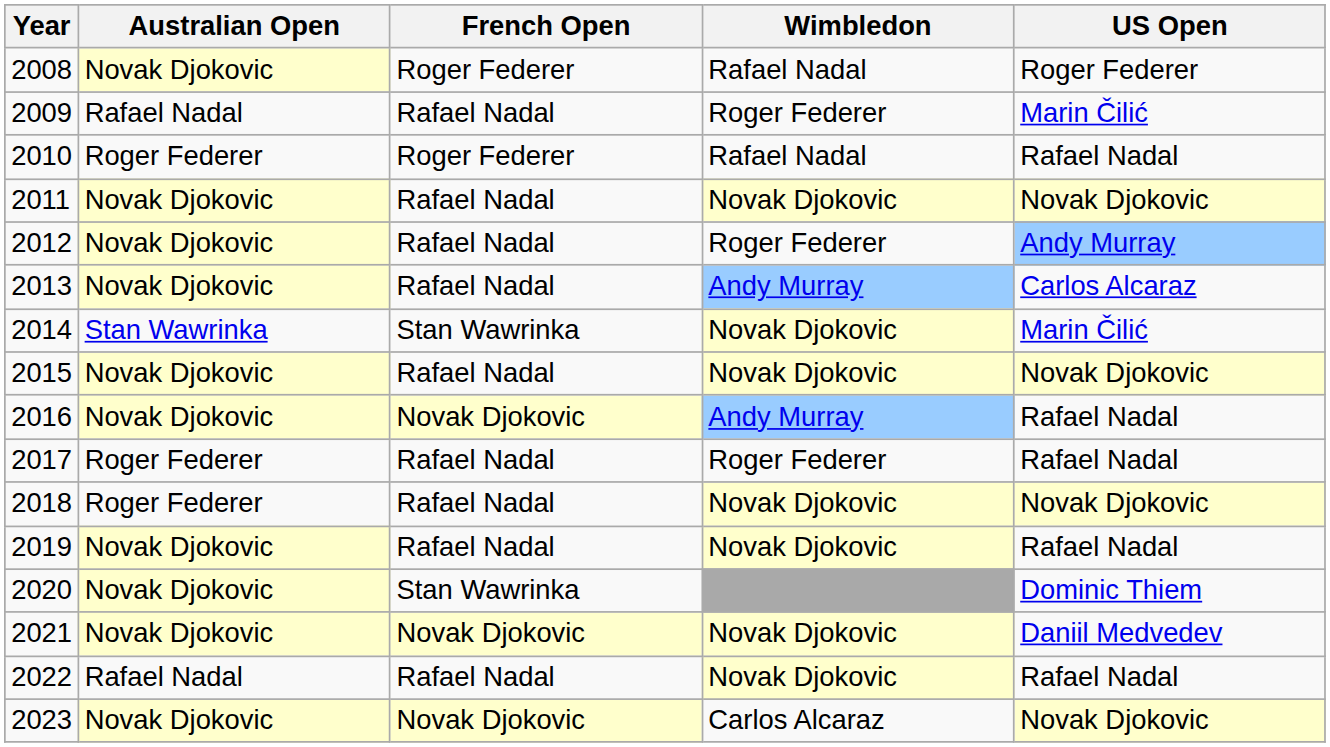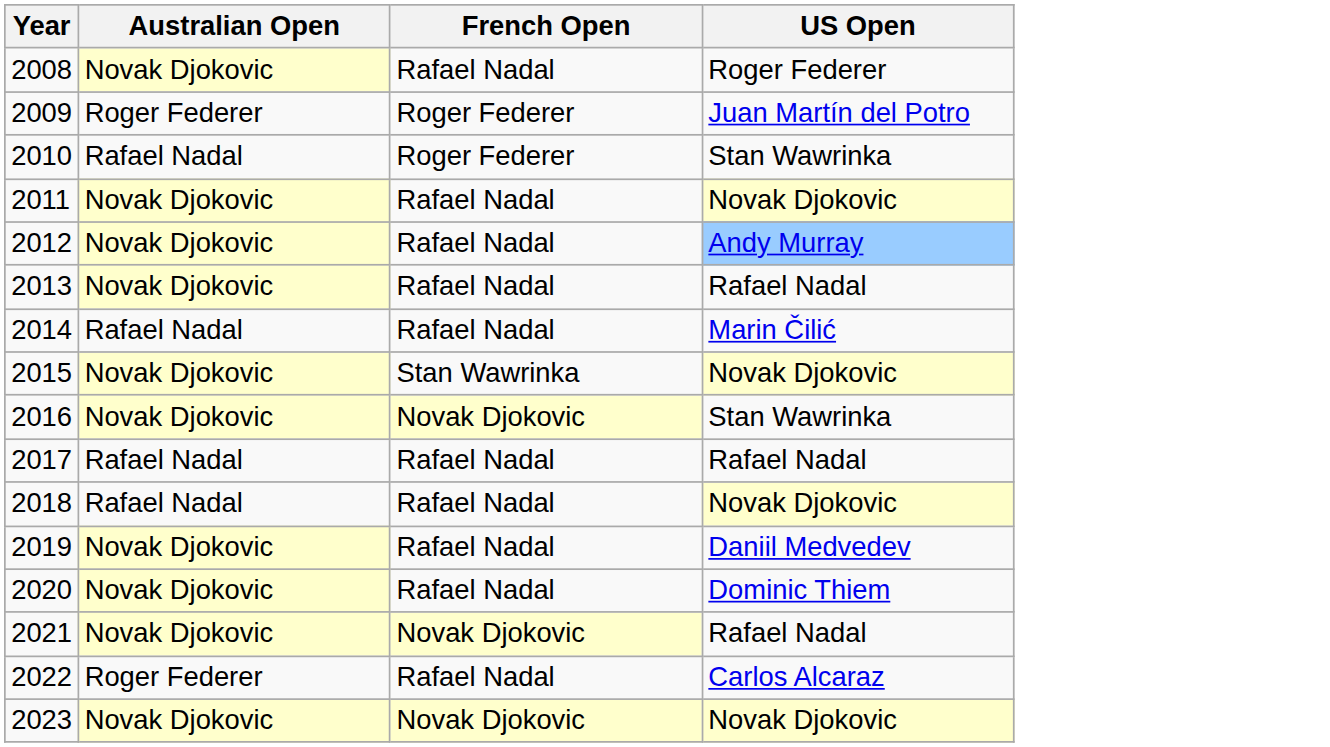- column: (858, 26)
(485, 69) Roger Federer -> (476, 69) Rafael Nadal
(164, 112) Rafael Nadal -> (174, 112) Roger Federer
(476, 112) Rafael Nadal -> (485, 112) Roger Federer
(1084, 112) Marin Čilić -> (839, 112) Juan Martín del Potro
(174, 156) Roger Federer -> (164, 156) Rafael Nadal
(1099, 156) Rafael Nadal -> (800, 156) Stan Wawrinka
(1108, 286) Carlos Alcaraz -> (787, 286) Rafael Nadal
(176, 329) Stan Wawrinka -> (164, 329) Rafael Nadal
(488, 329) Stan Wawrinka -> (476, 329) Rafael Nadal
(476, 373) Rafael Nadal -> (488, 373) Stan Wawrinka
(1099, 416) Rafael Nadal -> (800, 416) Stan Wawrinka
(174, 460) Roger Federer -> (164, 460) Rafael Nadal
(174, 503) Roger Federer -> (164, 503) Rafael Nadal
(1099, 546) Rafael Nadal -> (809, 546) Daniil Medvedev
(488, 590) Stan Wawrinka -> (476, 590) Rafael Nadal
(1121, 633) Daniil Medvedev -> (787, 633) Rafael Nadal
(164, 677) Rafael Nadal -> (174, 677) Roger Federer
(1099, 677) Rafael Nadal -> (797, 677) Carlos Alcaraz
